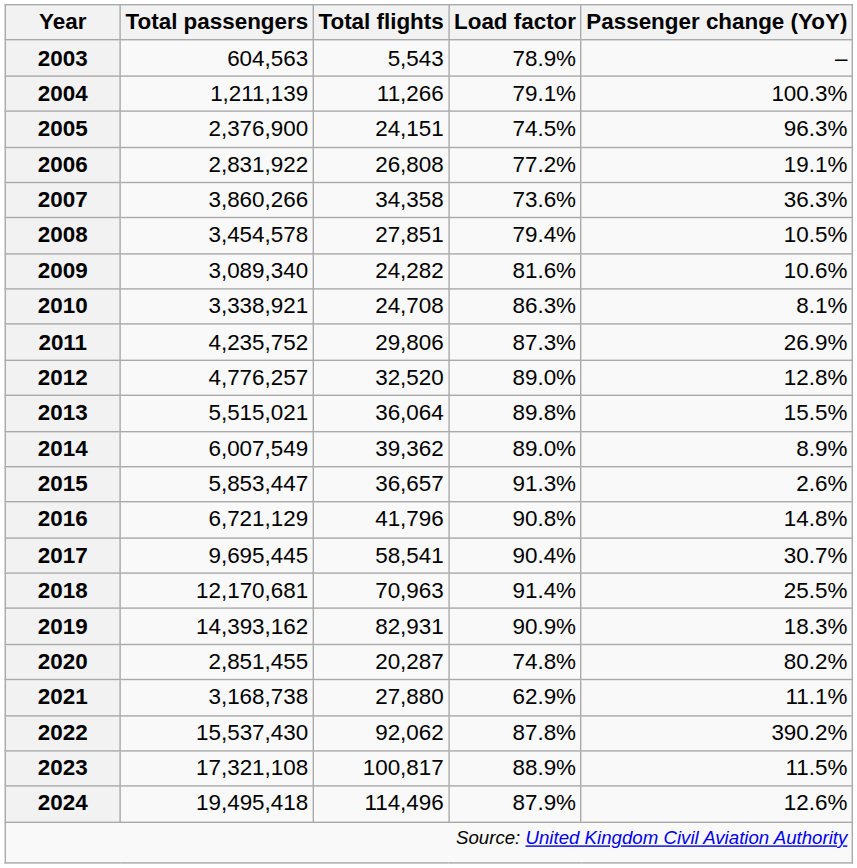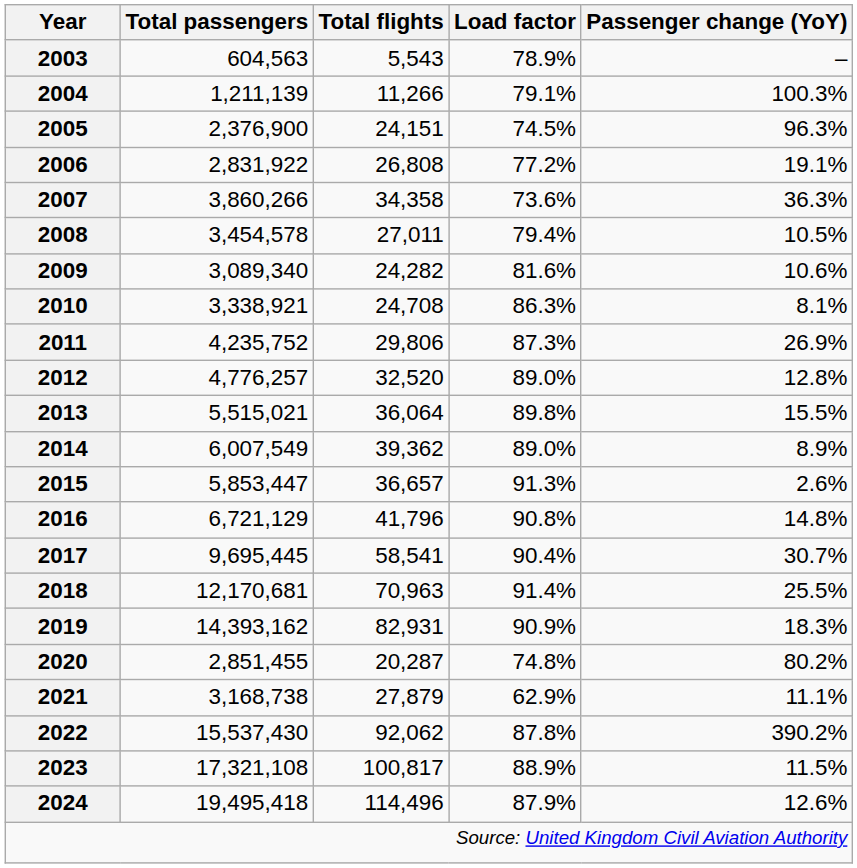(409, 235) 27,851 -> (410, 235) 27,011
(409, 697) 27,880 -> (409, 697) 27,879
